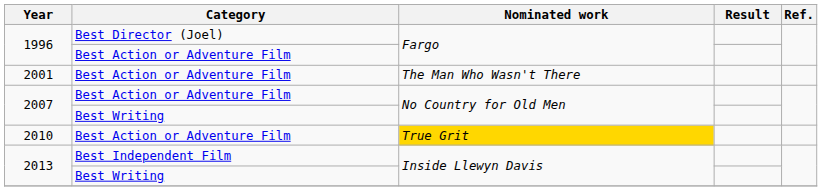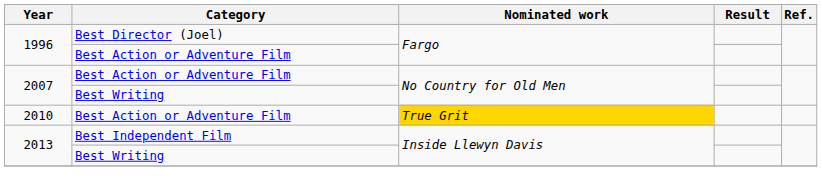- row: (38, 75)
